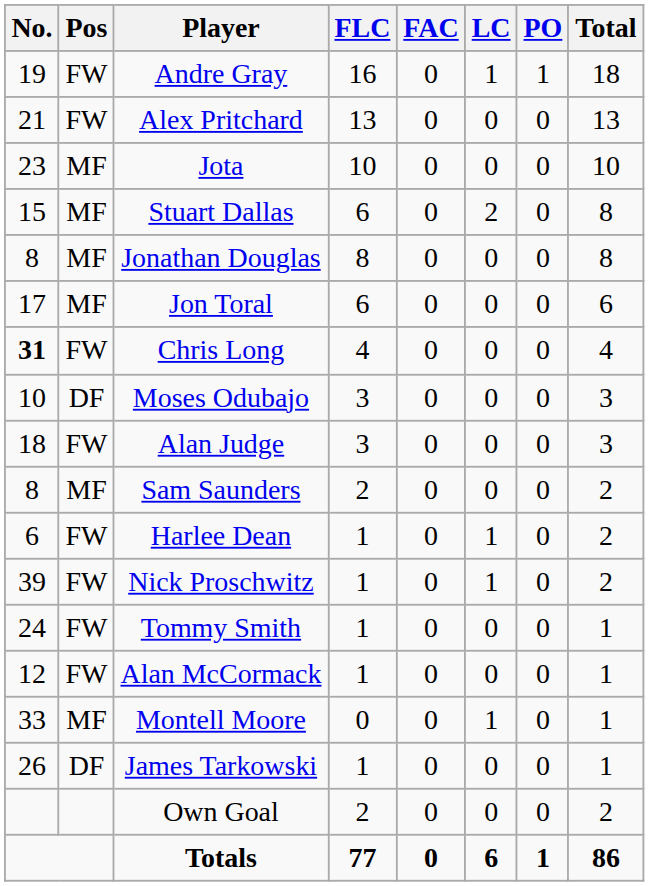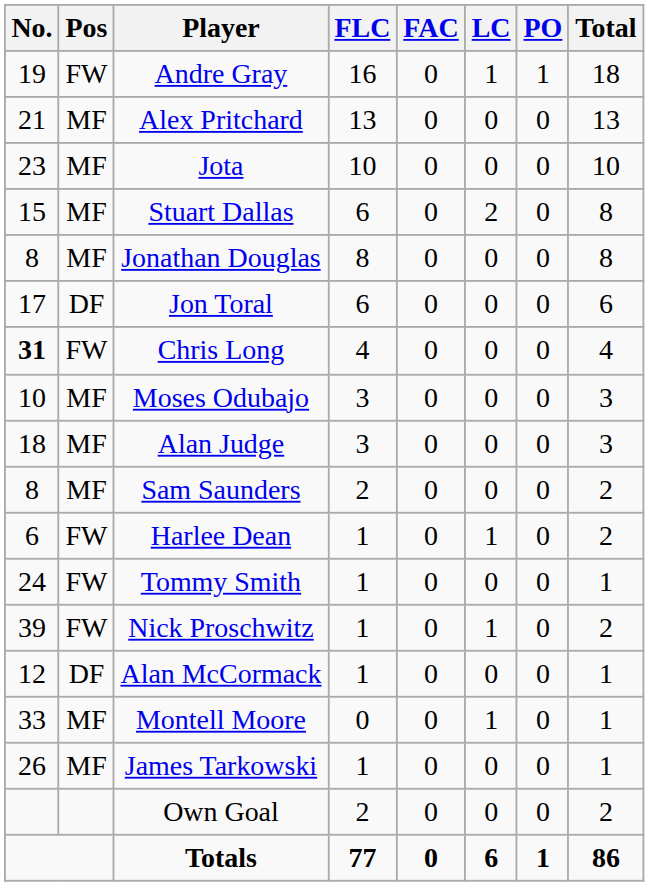(87, 119) FW -> (86, 119) MF
(86, 304) MF -> (86, 304) DF
(86, 396) DF -> (86, 396) MF
(87, 442) FW -> (86, 442) MF
rows swapped: (221, 581) <-> (221, 627)
(87, 673) FW -> (86, 673) DF
(86, 765) DF -> (86, 765) MF
